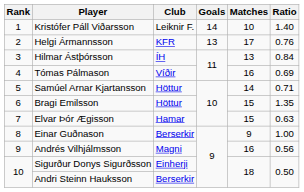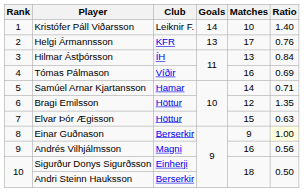(169, 88) Höttur -> (170, 88) Hamar
(249, 103) 15 -> (249, 103) 12
(170, 118) Hamar -> (169, 118) Höttur
(284, 133) no background -> (284, 133) lightyellow background
